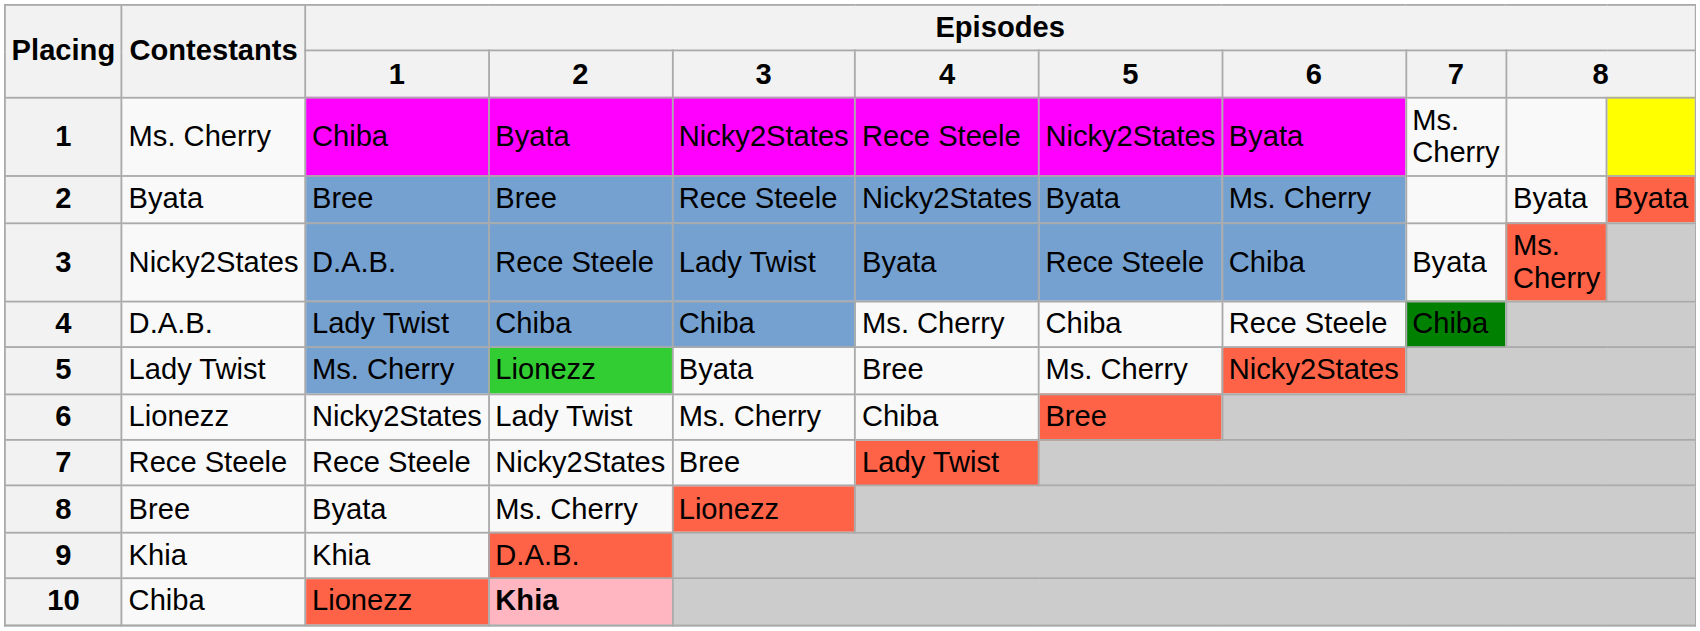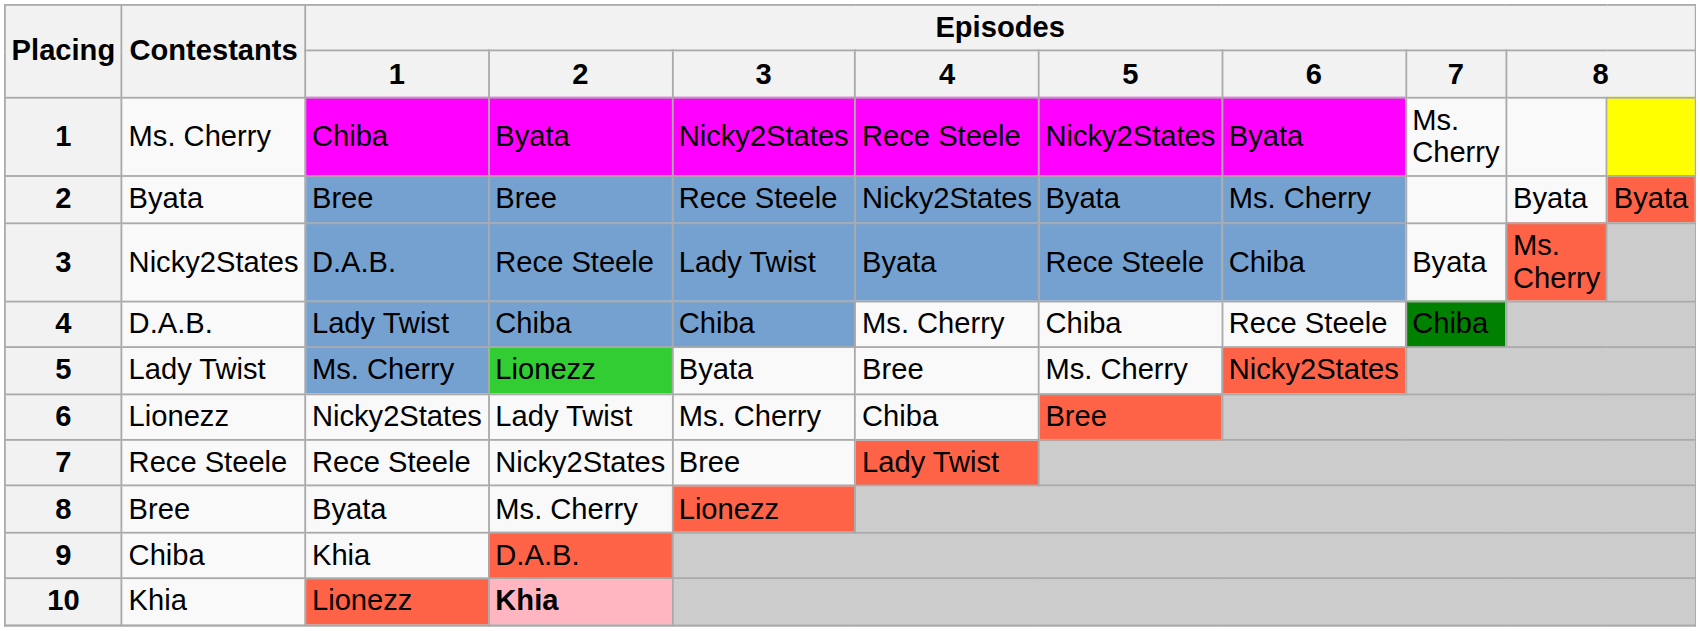(158, 554) Khia -> (167, 554) Chiba
(167, 601) Chiba -> (158, 601) Khia
